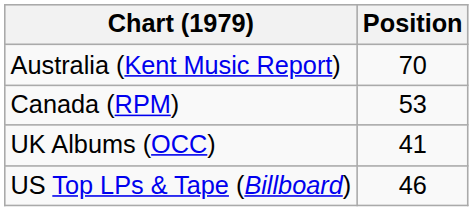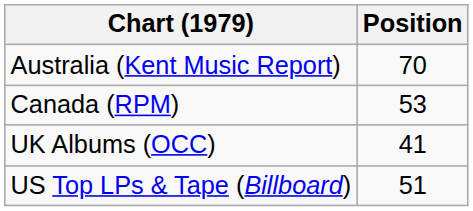(413, 184) 46 -> (413, 184) 51
